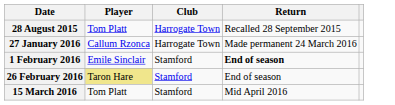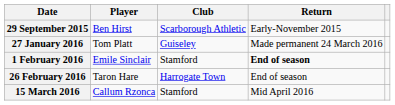- row: (45, 28)
+ row: (47, 28)
(119, 44) Callum Rzonca -> (113, 44) Tom Platt
(187, 44) Harrogate Town -> (178, 44) Guiseley
(110, 76) khaki background -> (116, 76) no background
(173, 76) Stamford -> (193, 76) Harrogate Town
(107, 92) Tom Platt -> (124, 92) Callum Rzonca
